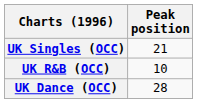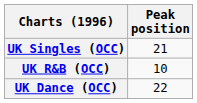(160, 88) 28 -> (160, 88) 22
